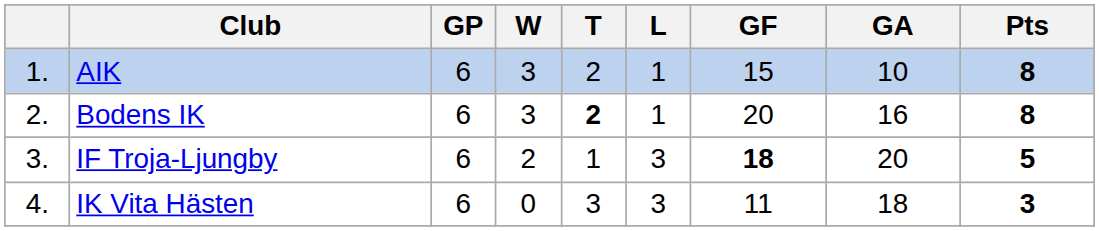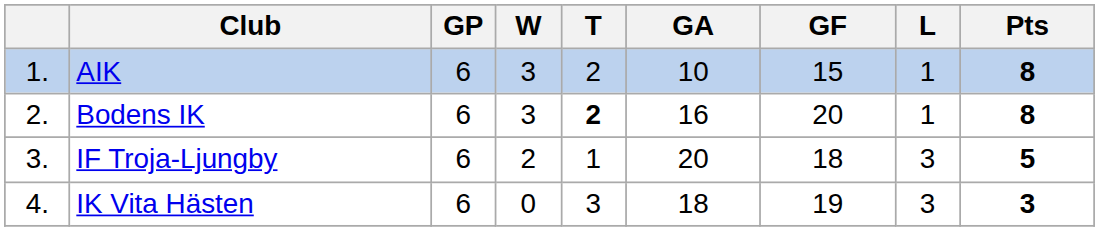columns swapped: (658, 26) <-> (893, 26)
(758, 159) bold -> (828, 159) normal
(758, 203) 11 -> (828, 203) 19
